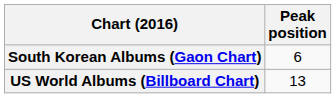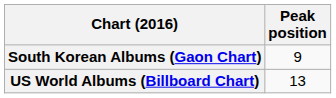(298, 57) 6 -> (298, 57) 9
